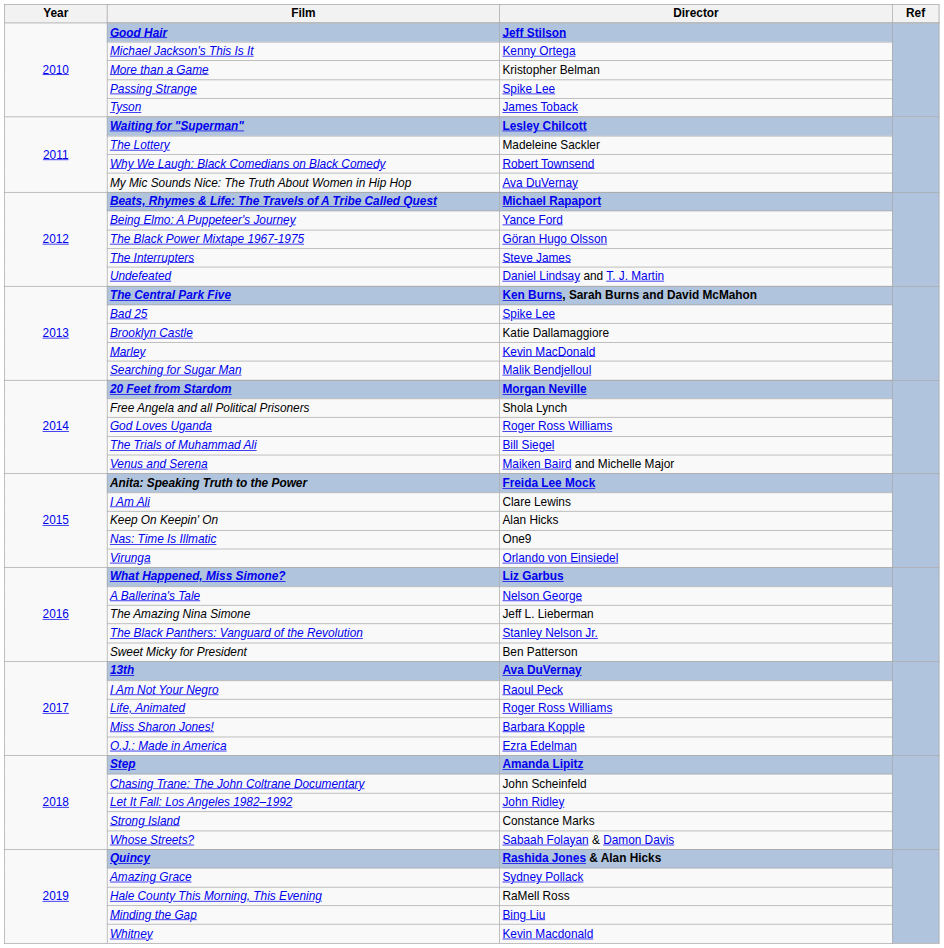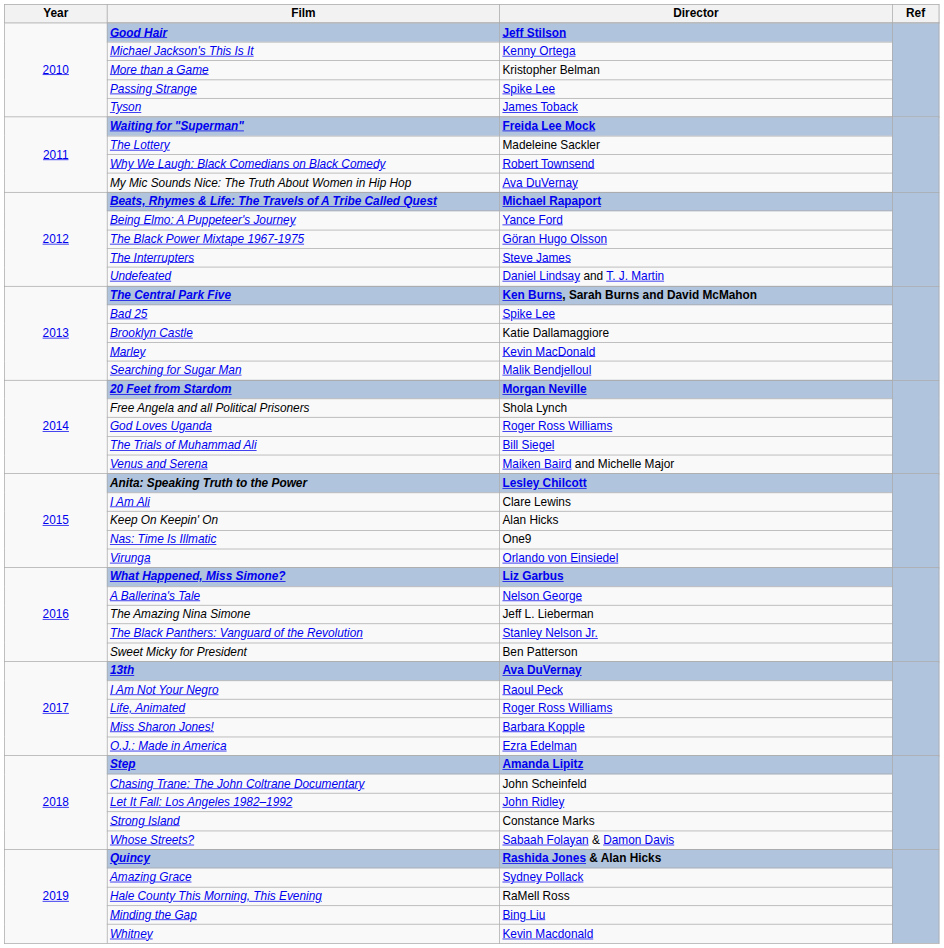(545, 126) Lesley Chilcott -> (549, 126) Freida Lee Mock
(549, 483) Freida Lee Mock -> (545, 483) Lesley Chilcott
